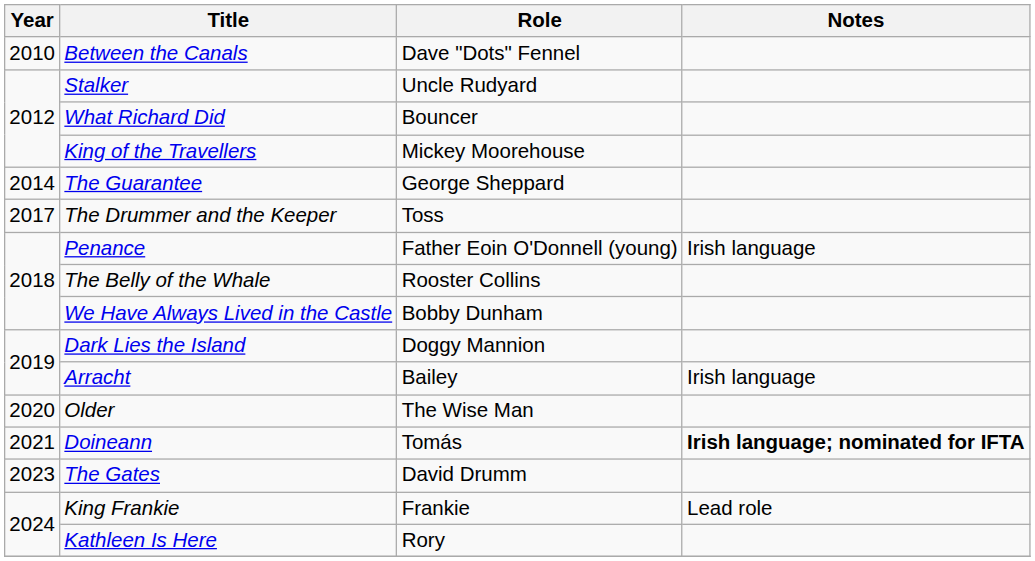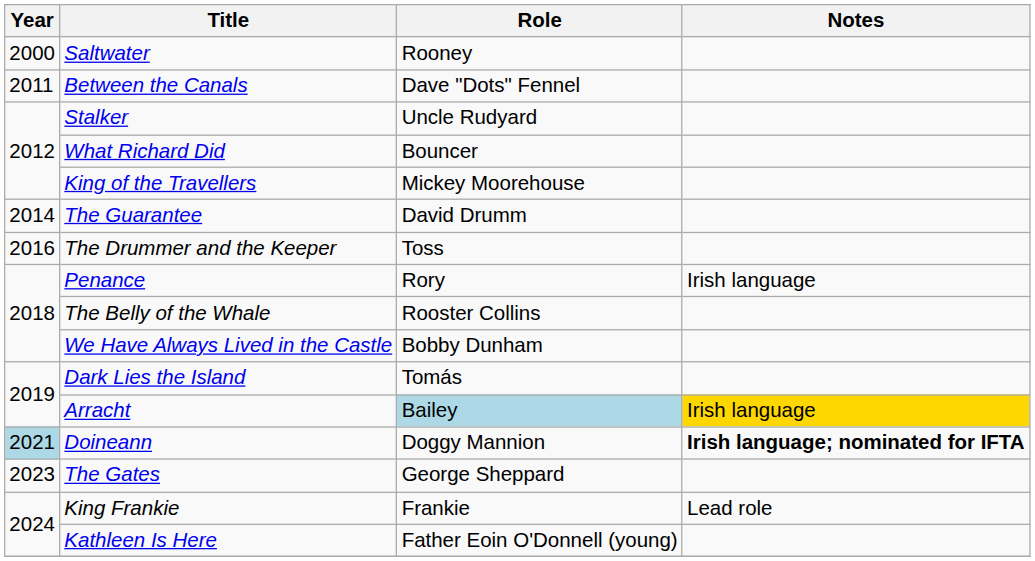+ row: (107, 53)
(32, 53) 2010 -> (31, 85) 2011
(483, 183) George Sheppard -> (464, 215) David Drumm
(32, 215) 2017 -> (32, 248) 2016
(540, 248) Father Eoin O'Donnell (young) -> (423, 280) Rory
(473, 345) Doggy Mannion -> (432, 378) Tomás
(430, 378) no background -> (430, 410) lightblue background
(751, 378) no background -> (751, 410) gold background
- row: (89, 410)
(32, 442) no background -> (32, 442) lightblue background
(432, 442) Tomás -> (473, 442) Doggy Mannion
(464, 475) David Drumm -> (483, 475) George Sheppard
(423, 540) Rory -> (540, 540) Father Eoin O'Donnell (young)
